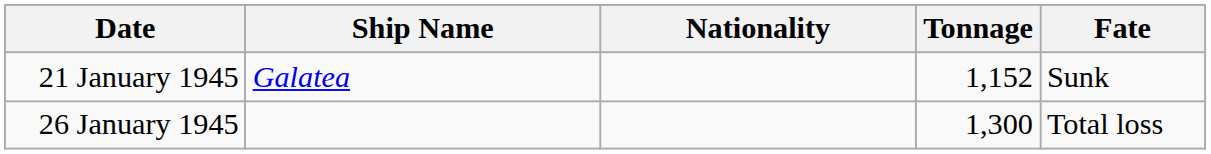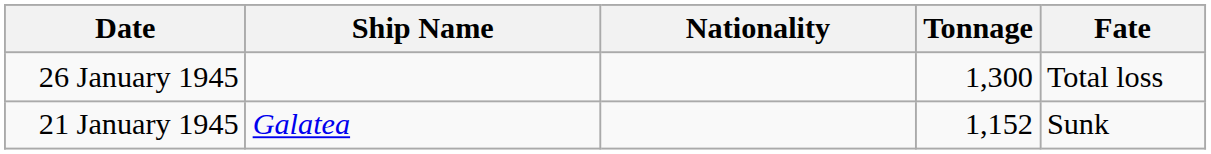rows swapped: (139, 76) <-> (139, 124)
